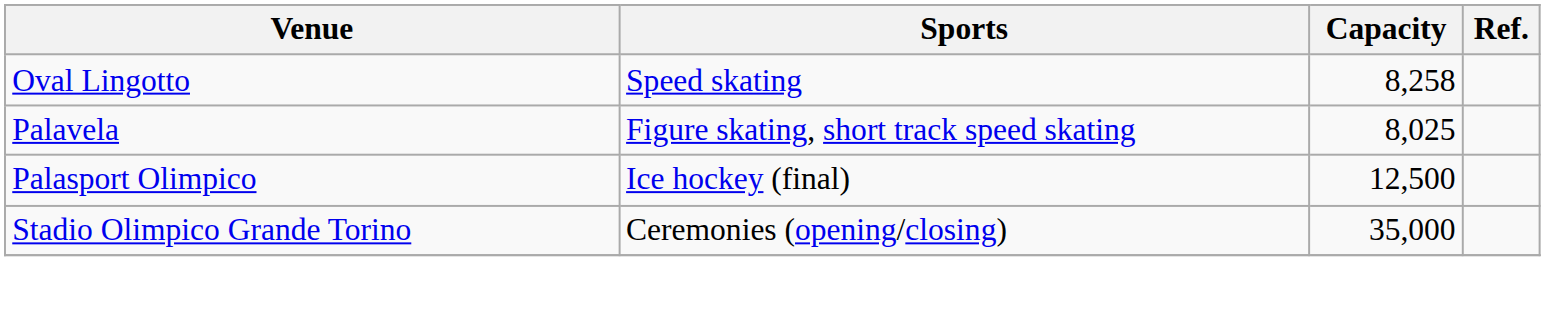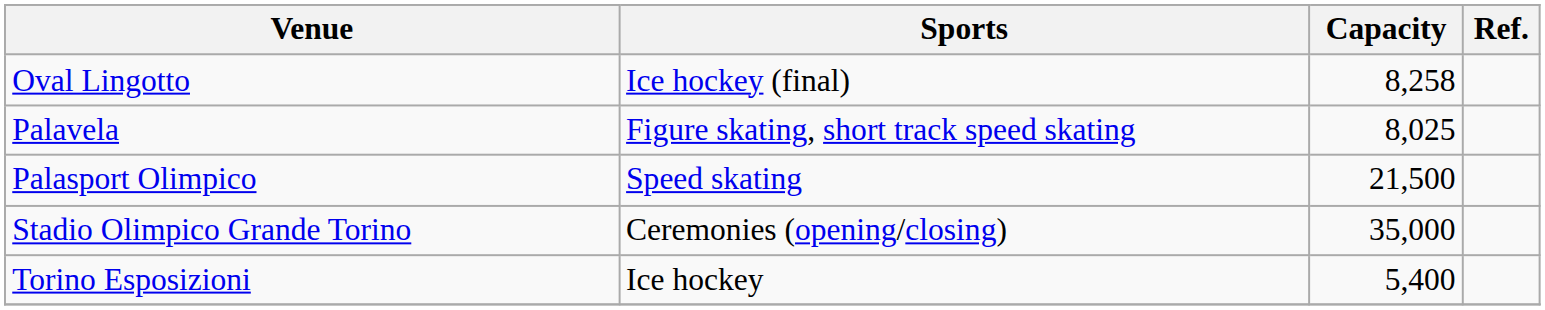(714, 79) Speed skating -> (738, 79) Ice hockey (final)
(738, 179) Ice hockey (final) -> (714, 179) Speed skating
(1412, 179) 12,500 -> (1412, 179) 21,500
+ row: (132, 279)
